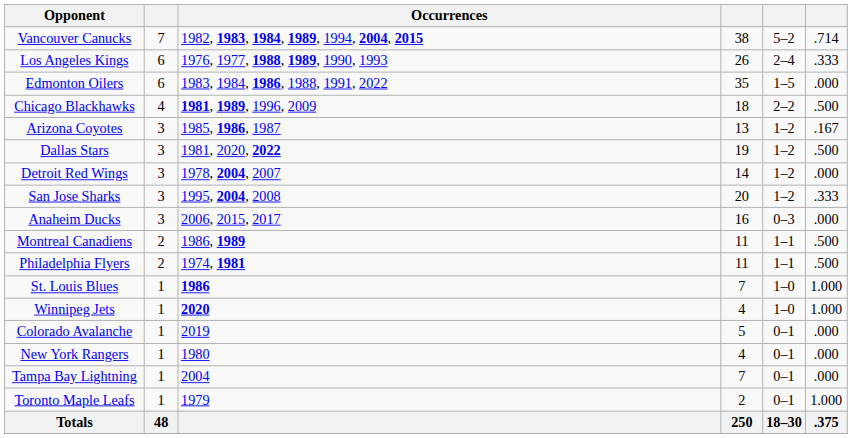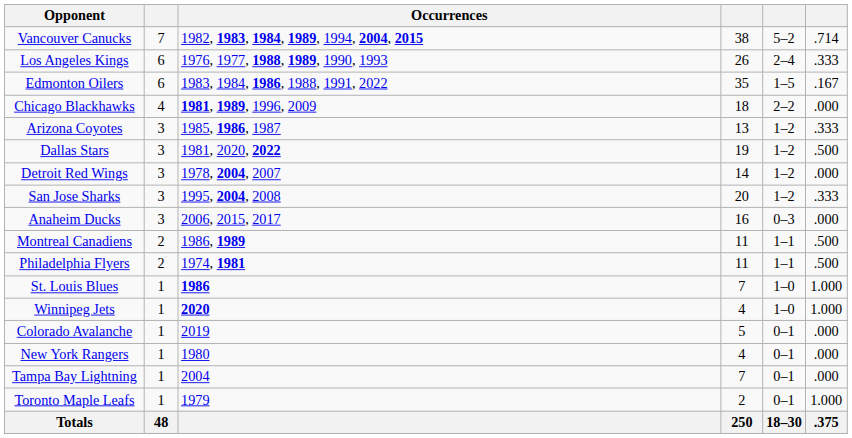(826, 83) .000 -> (826, 83) .167
(826, 106) .500 -> (826, 106) .000
(826, 128) .167 -> (826, 128) .333
